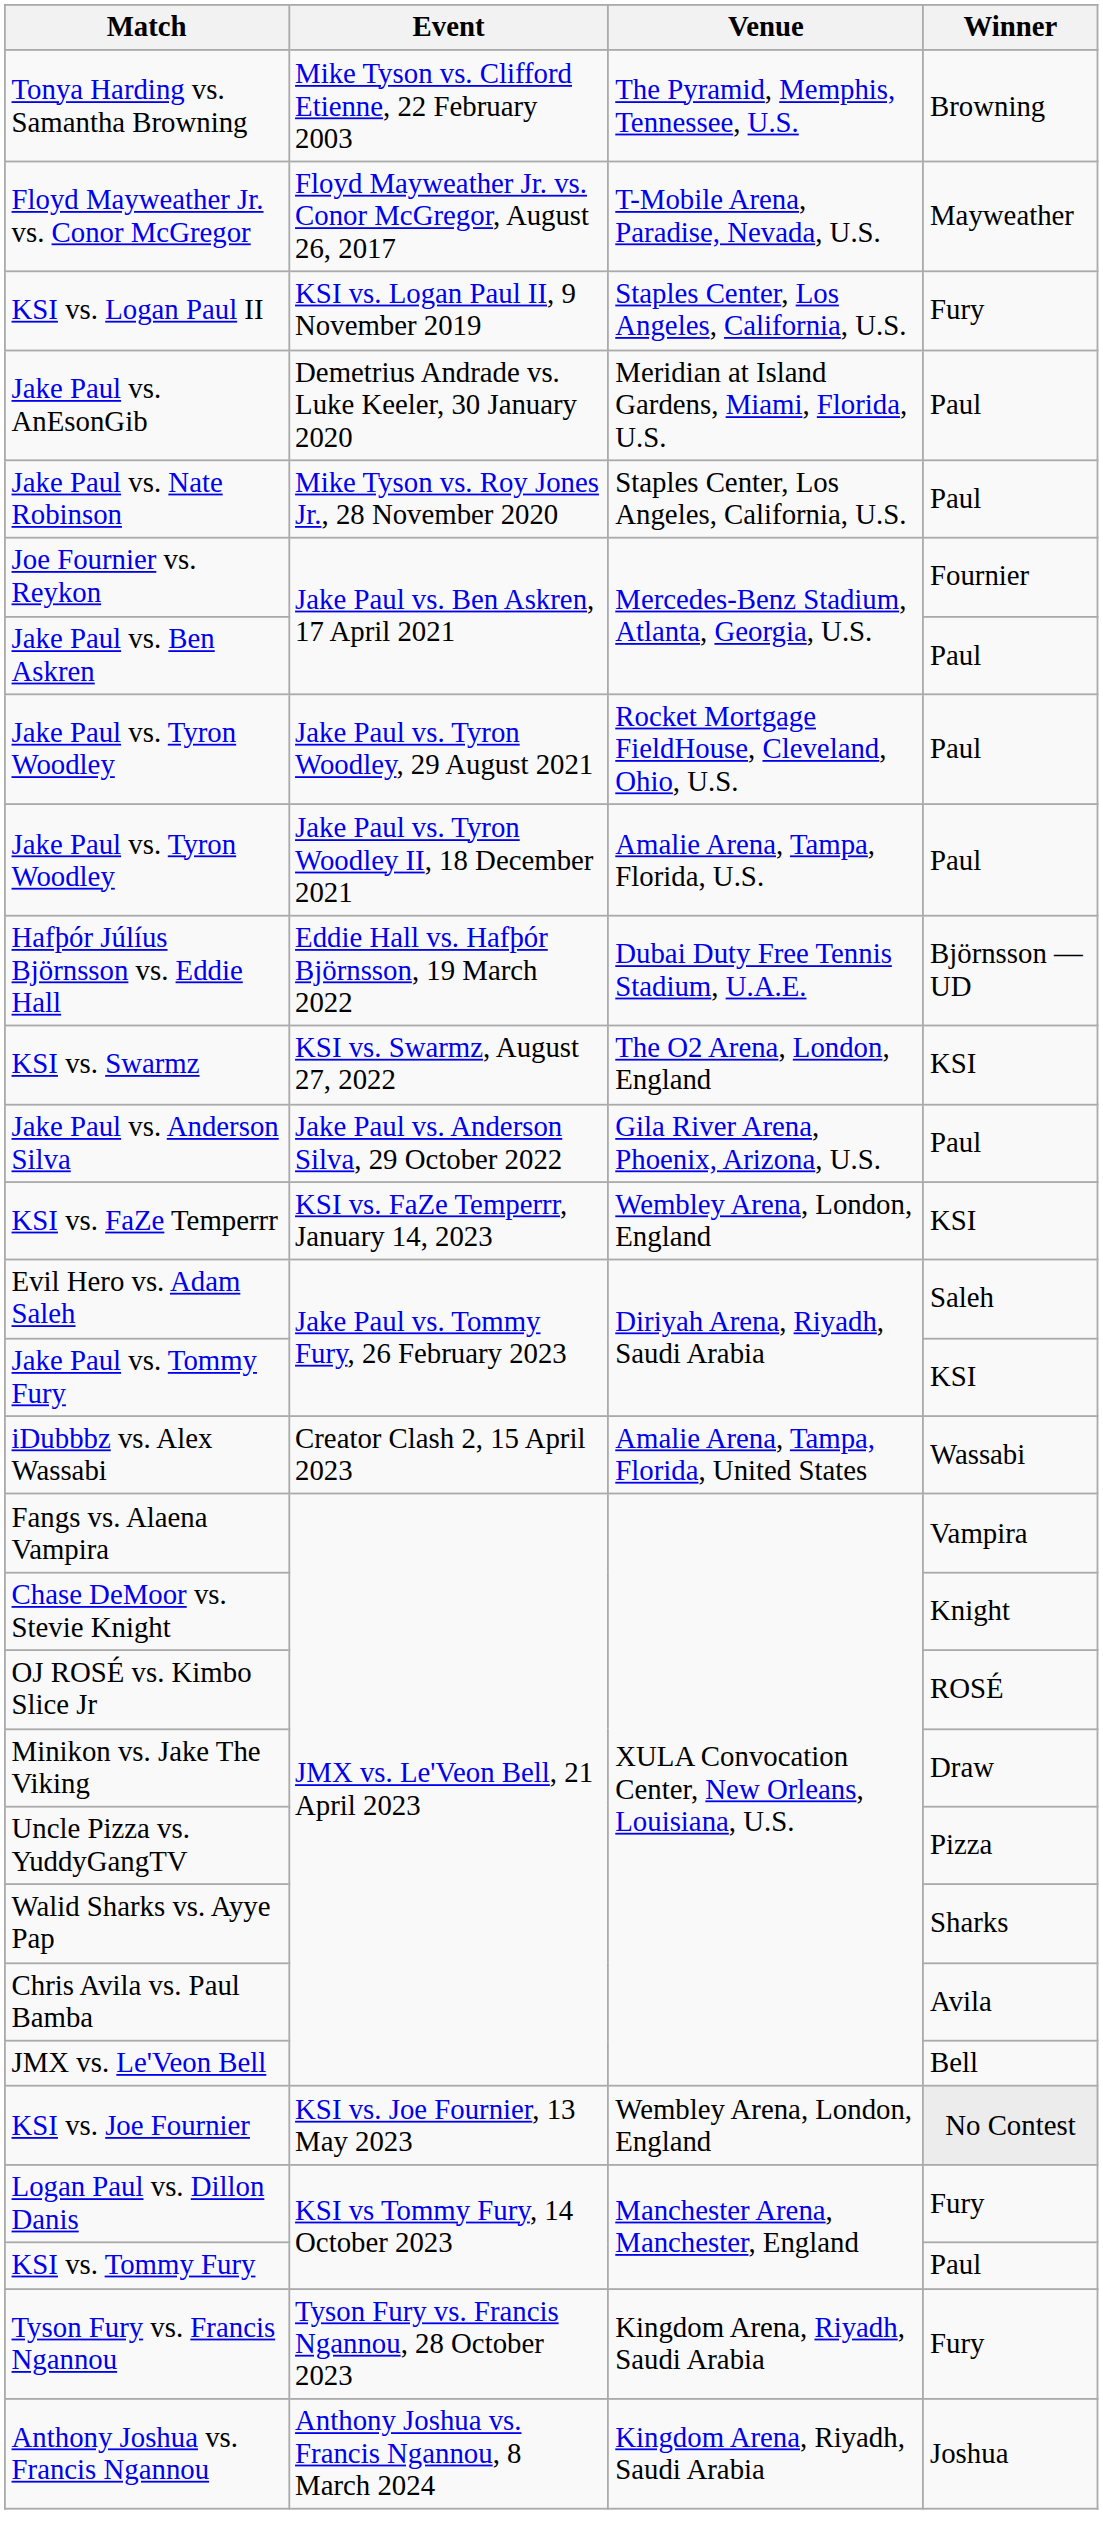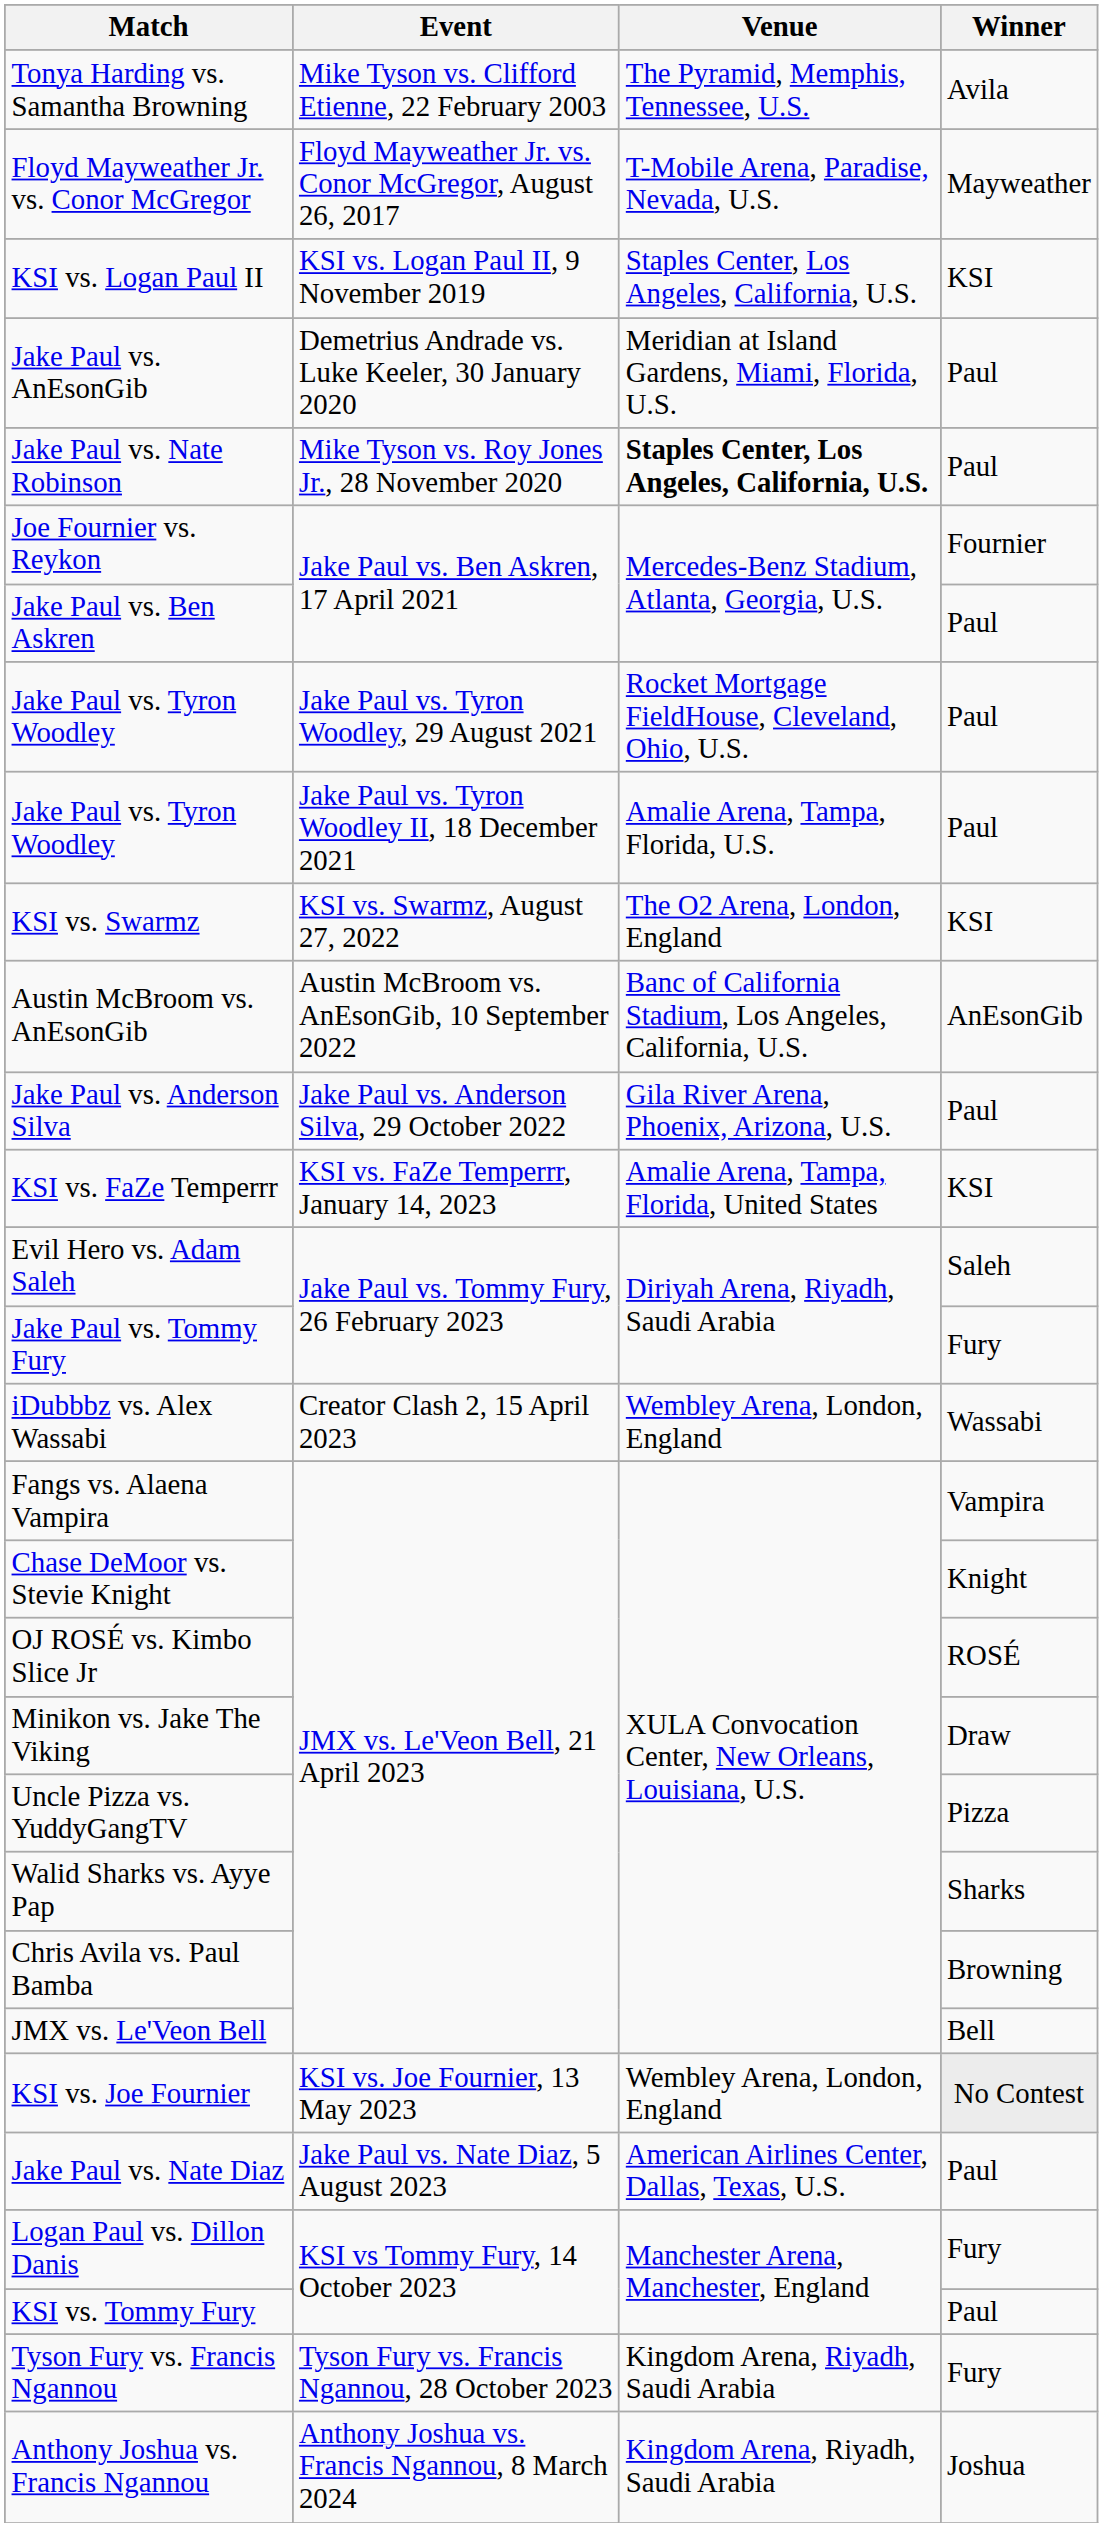(988, 105) Browning -> (978, 89) Avila
(957, 310) Fury -> (970, 277) KSI
(761, 498) normal -> (777, 466) bold
- row: (127, 970)
+ row: (133, 1015)
(764, 1220) Wembley Arena, London, England -> (756, 1188) Amalie Arena, Tampa, Florida, United States
(953, 1376) KSI -> (974, 1344) Fury
(745, 1454) Amalie Arena, Tampa, Florida, United States -> (774, 1422) Wembley Arena, London, England
(961, 2001) Avila -> (1004, 1968) Browning
+ row: (148, 2170)
